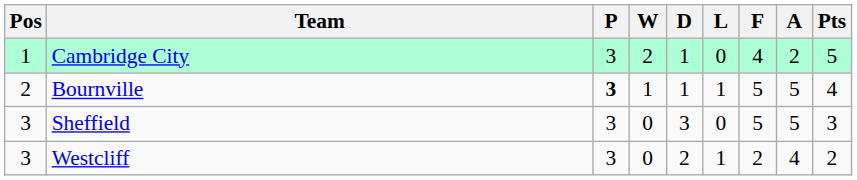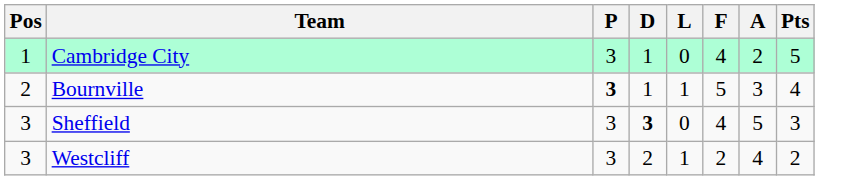- column: (648, 21)
(794, 89) 5 -> (758, 89) 3
(684, 123) normal -> (648, 123) bold
(758, 123) 5 -> (721, 123) 4
